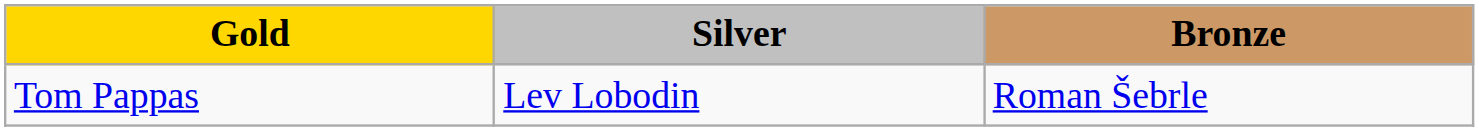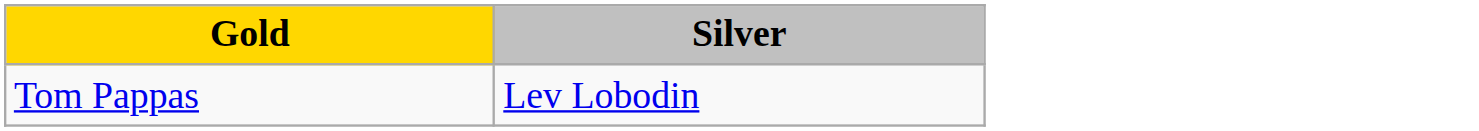- column: (1229, 34)
